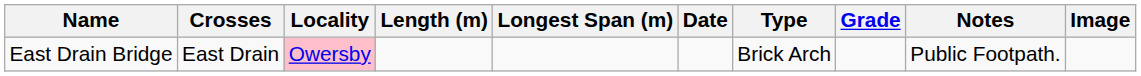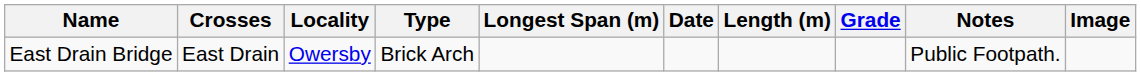columns swapped: (434, 20) <-> (784, 20)
(330, 53) pink background -> (330, 53) no background
